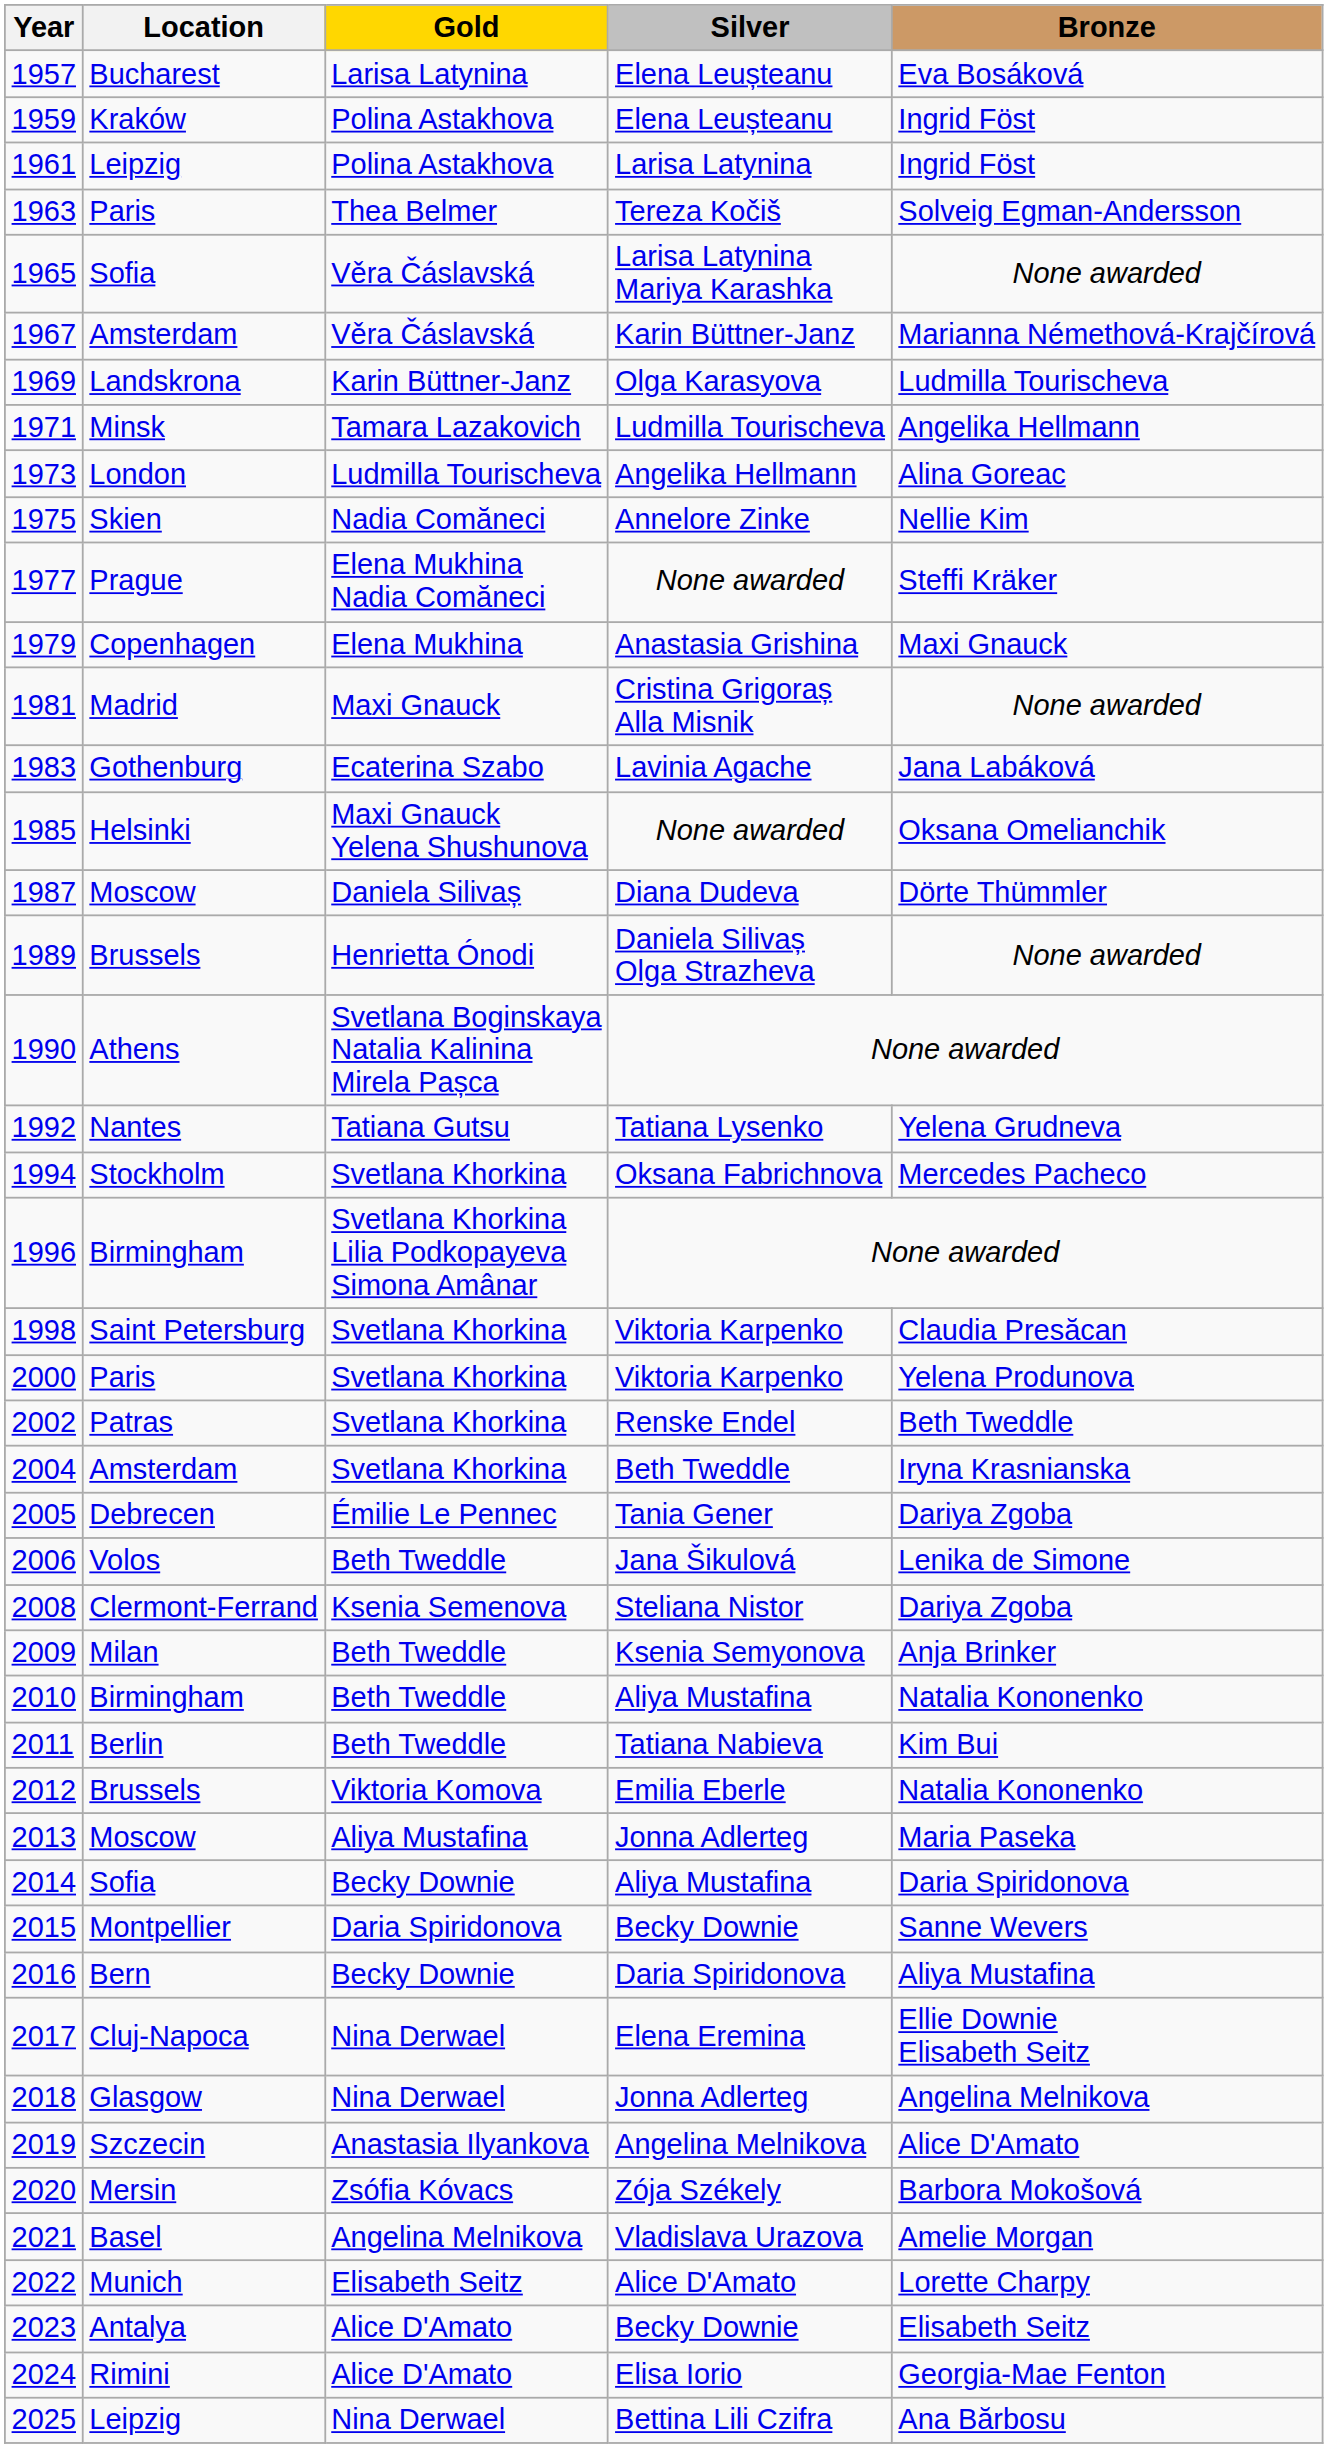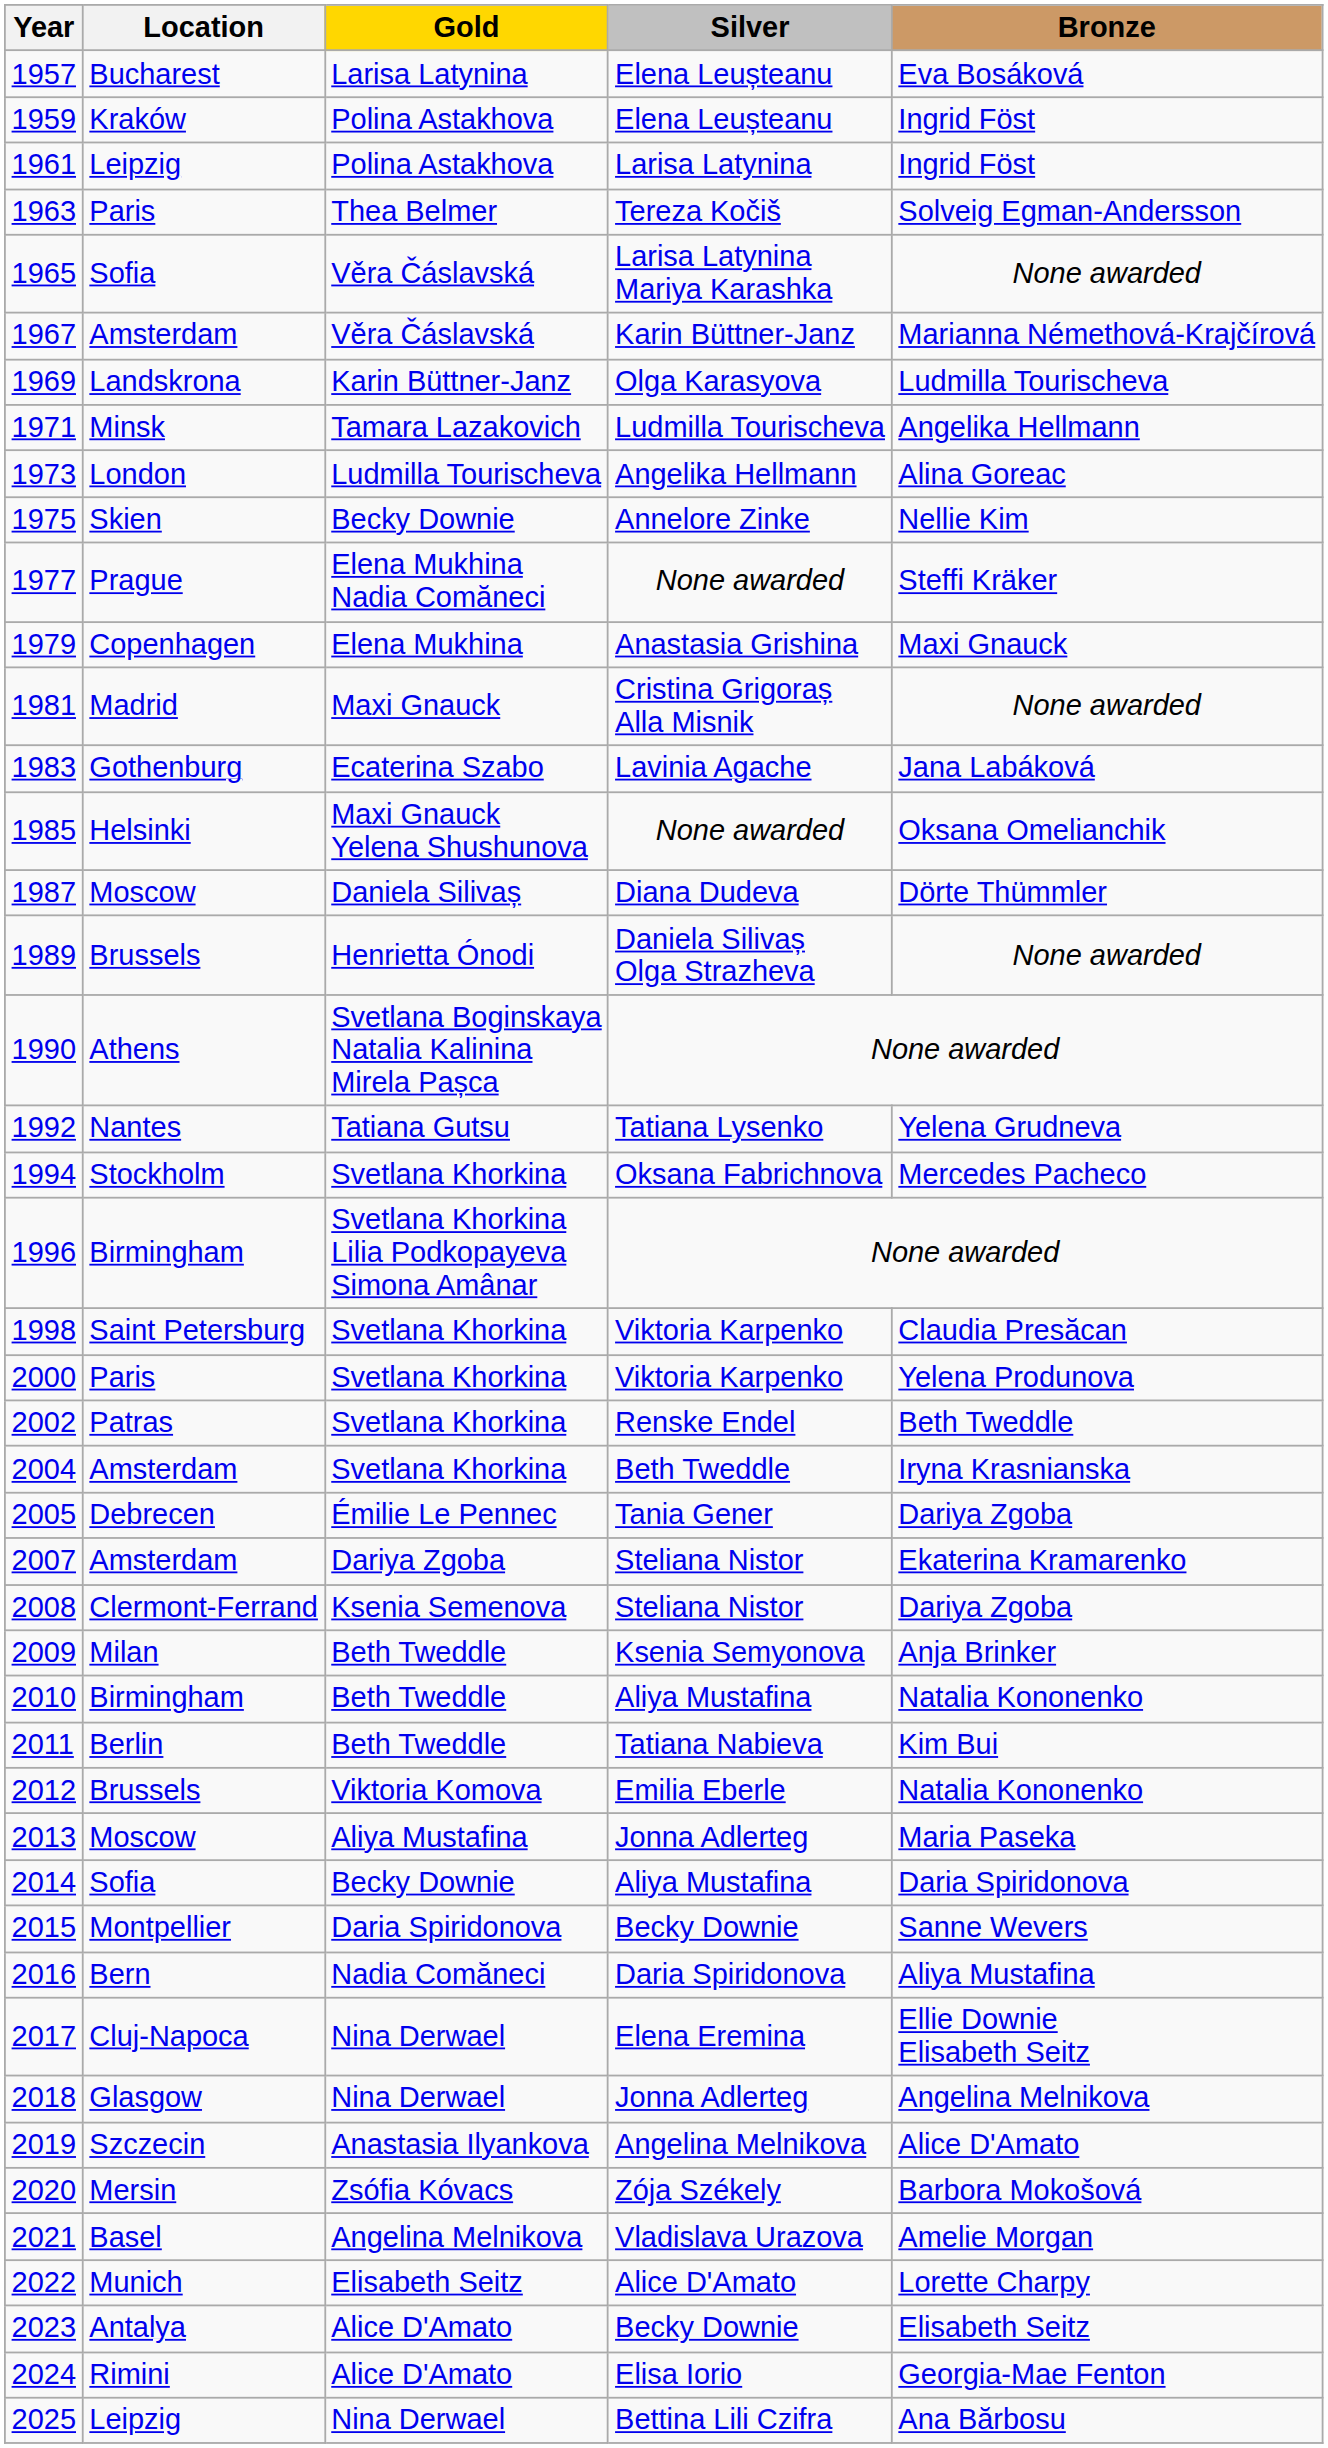(438, 519) Nadia Comăneci -> (423, 519) Becky Downie
- row: (44, 1560)
+ row: (44, 1560)
(423, 1974) Becky Downie -> (438, 1974) Nadia Comăneci
